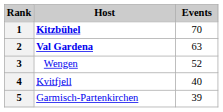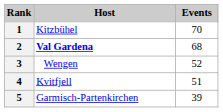(58, 29) bold -> (57, 29) normal
(197, 46) 63 -> (197, 46) 68
(197, 81) 40 -> (197, 81) 51
